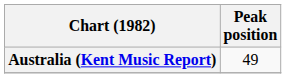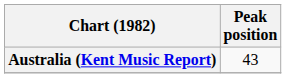(250, 60) 49 -> (250, 60) 43
